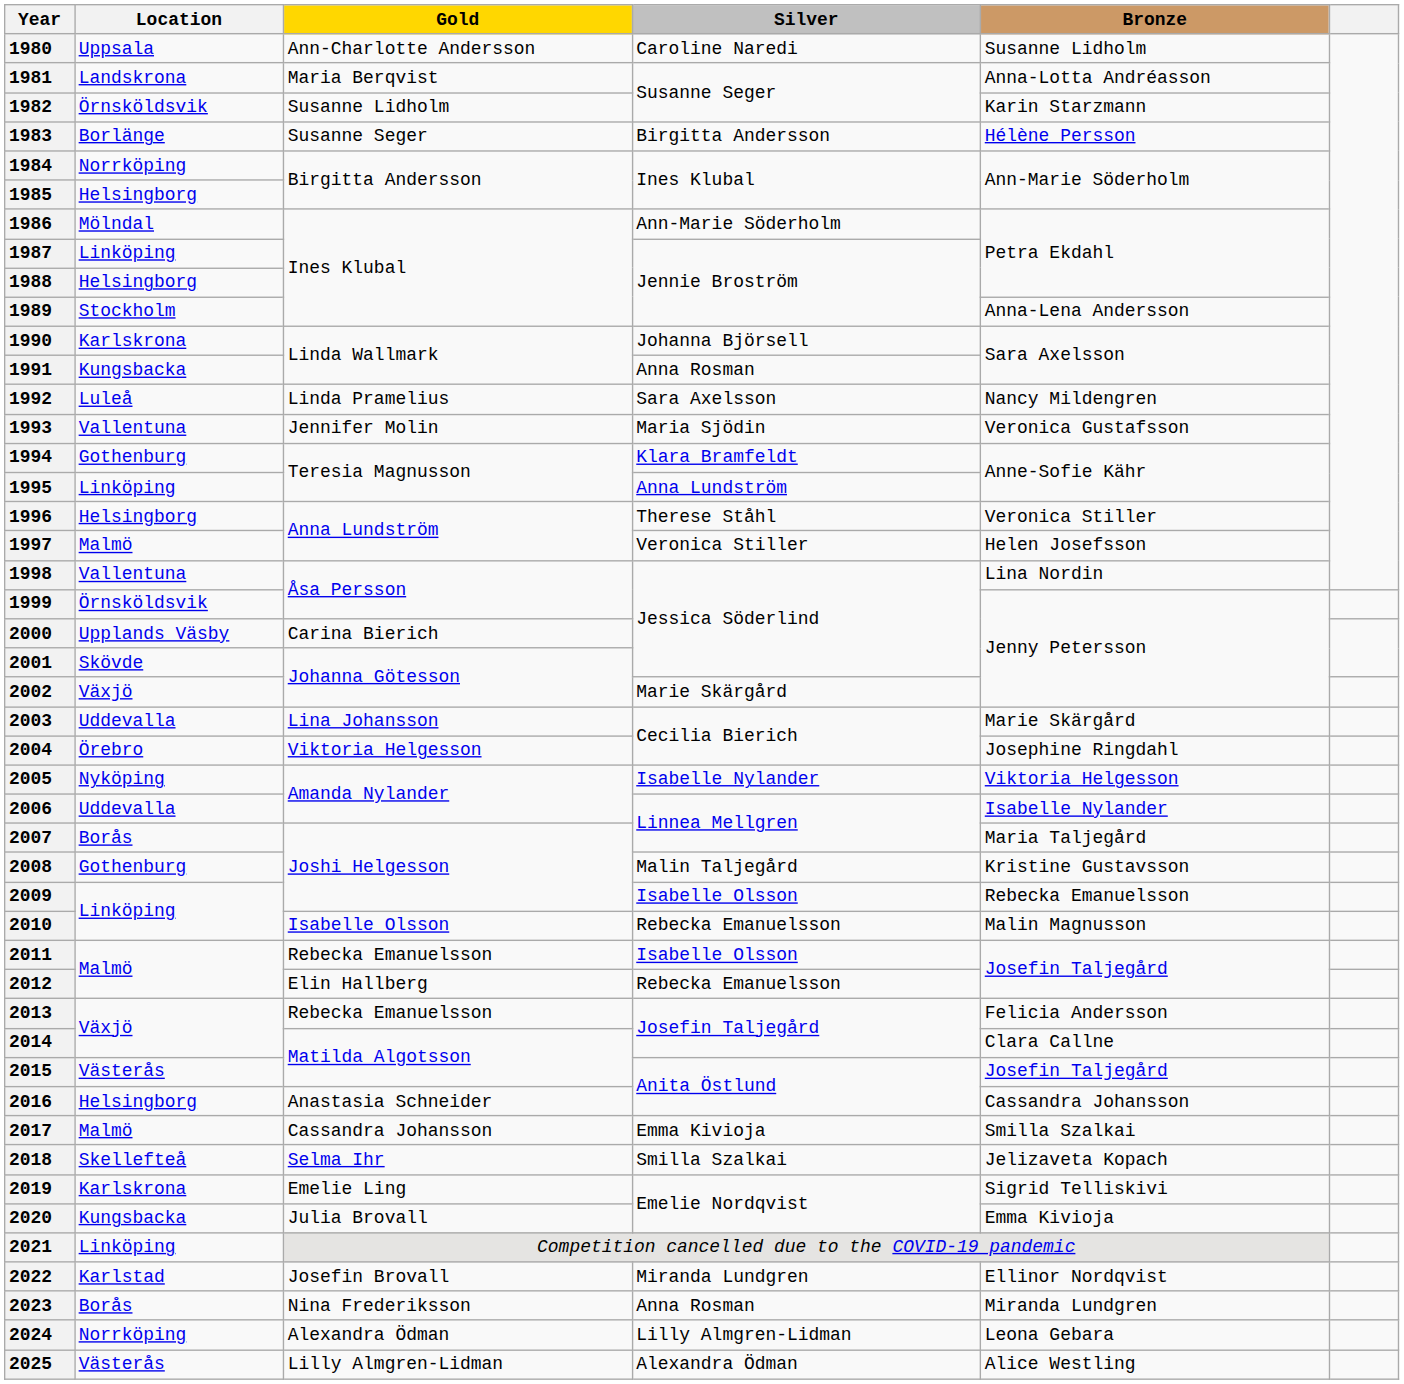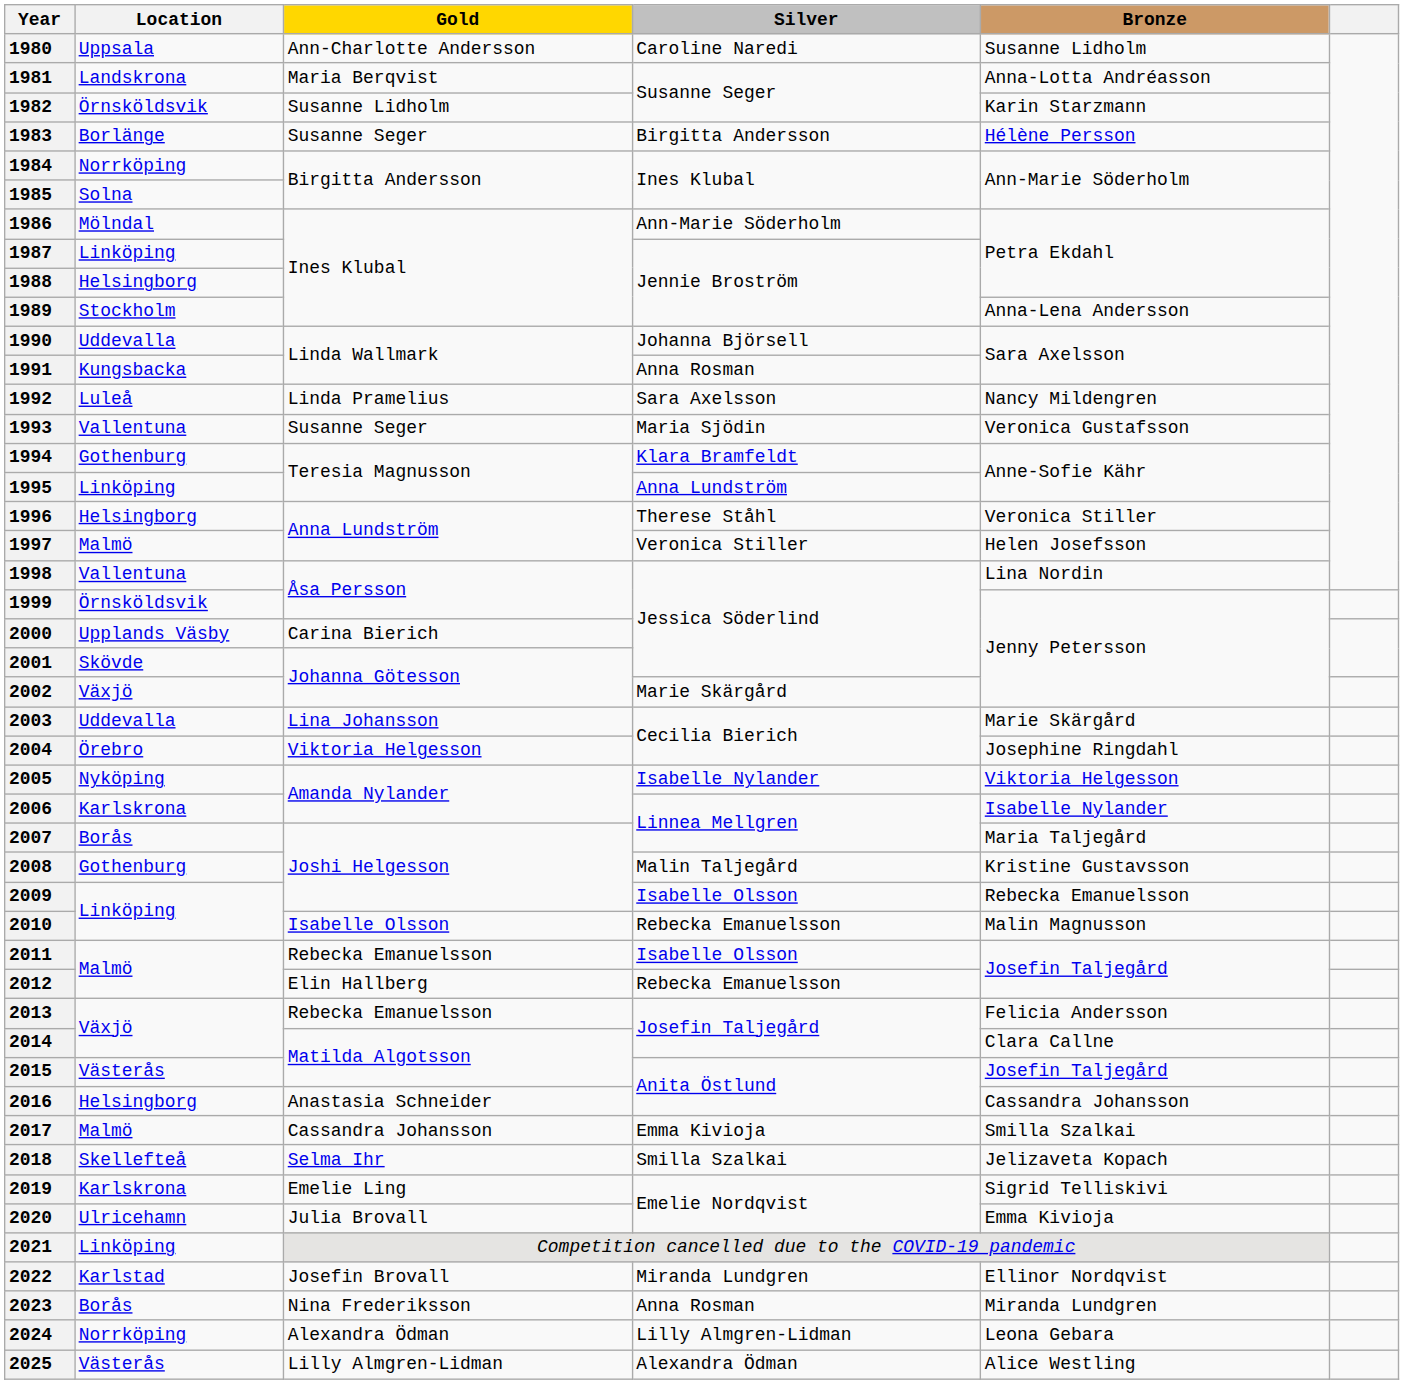(138, 195) Helsingborg -> (106, 195) Solna
(132, 341) Karlskrona -> (127, 341) Uddevalla
(363, 429) Jennifer Molin -> (358, 429) Susanne Seger
(127, 809) Uddevalla -> (132, 809) Karlskrona
(132, 1218) Kungsbacka -> (132, 1218) Ulricehamn
